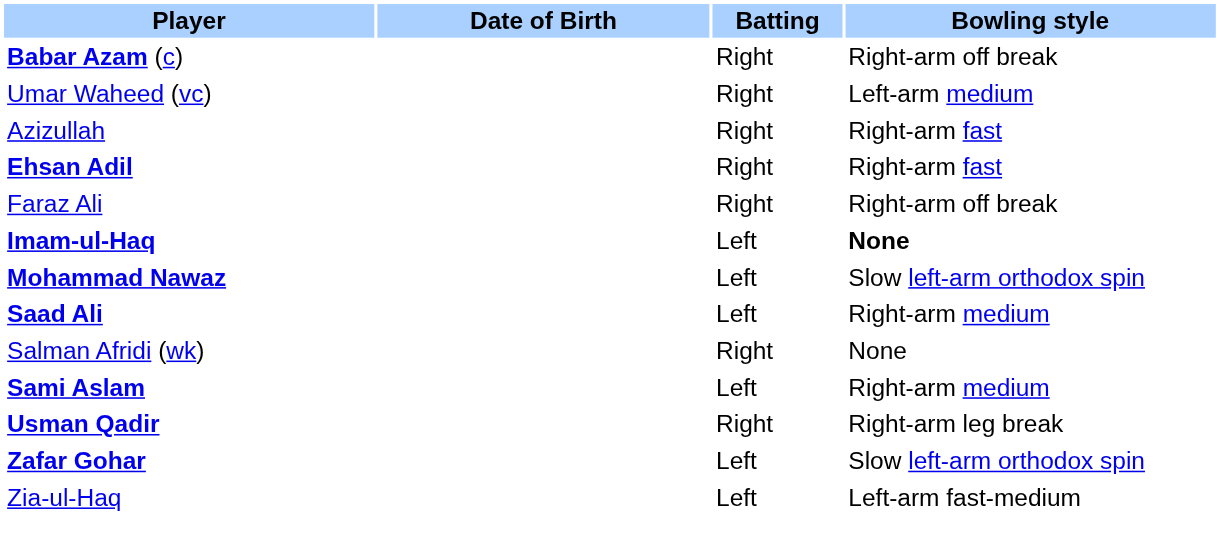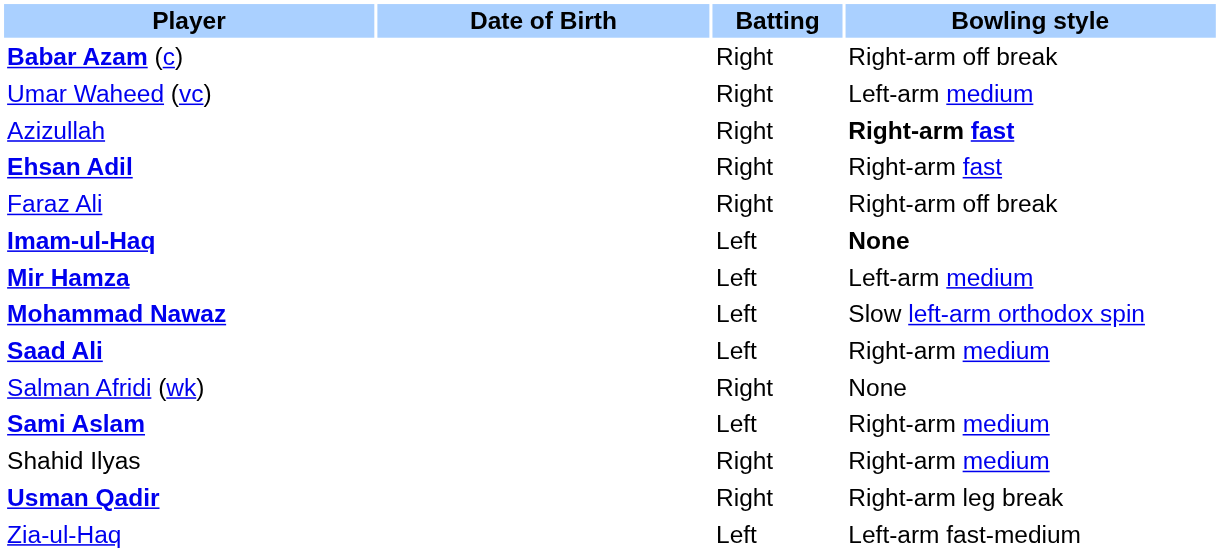(925, 130) normal -> (931, 130) bold
+ row: (68, 277)
+ row: (74, 461)
- row: (76, 461)
